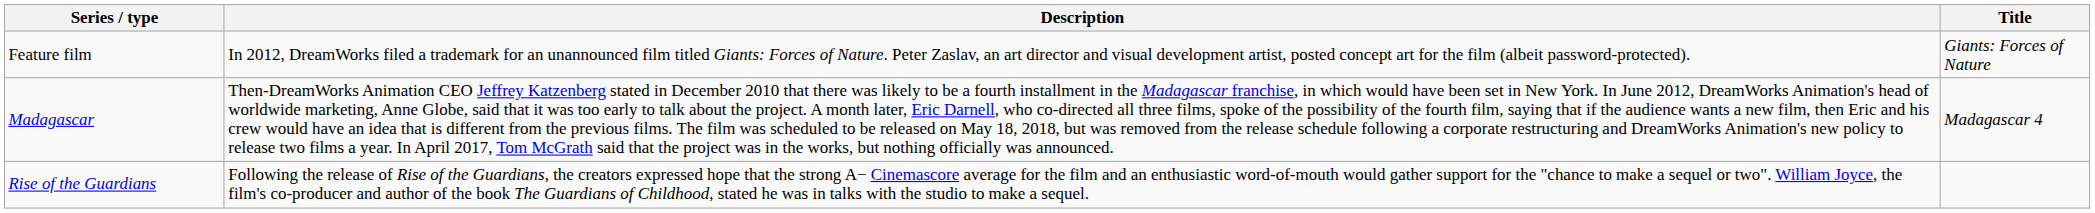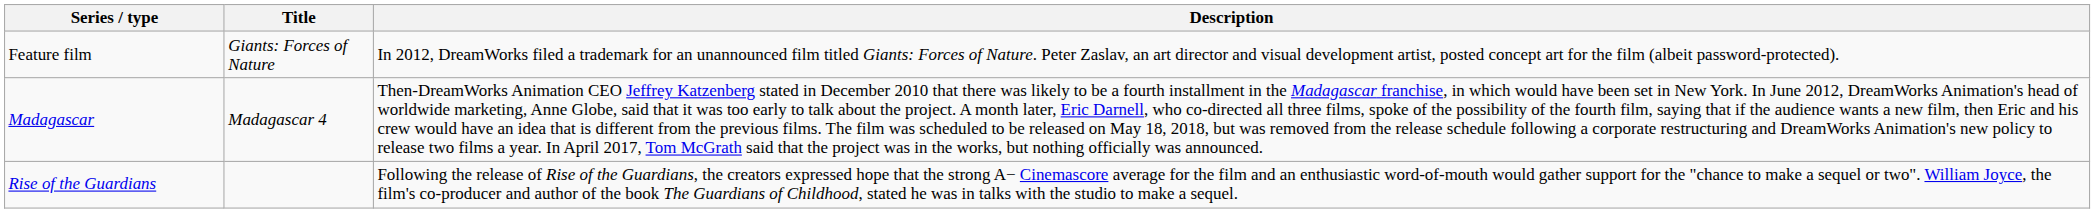columns swapped: (2015, 17) <-> (1082, 17)
